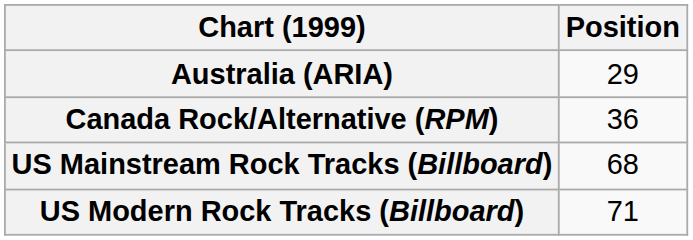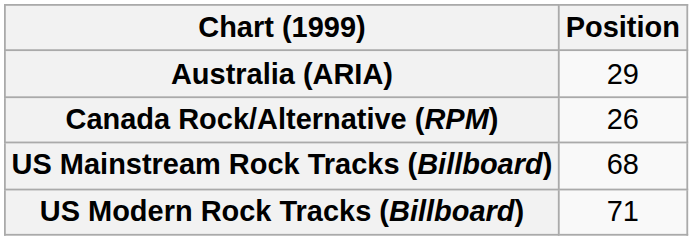(623, 119) 36 -> (623, 119) 26
